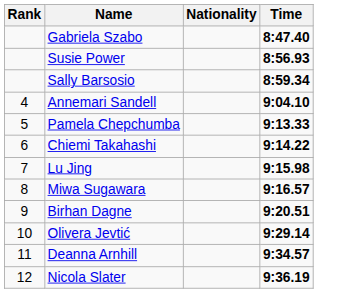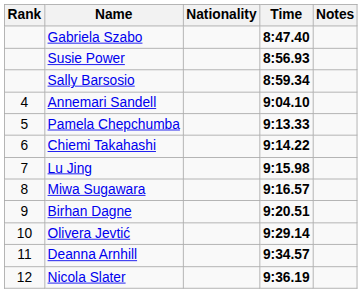+ column: (335, 15)
